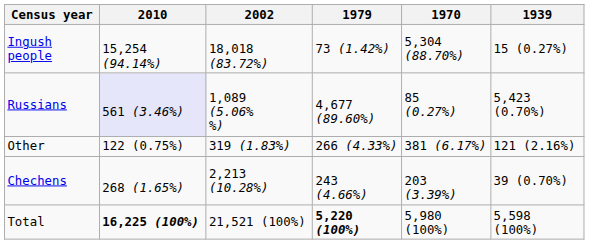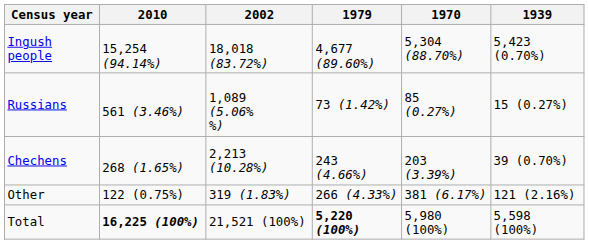(353, 49) 73 (1.42%) -> (345, 56) 4,677 (89.60%)
(531, 49) 15 (0.27%) -> (520, 49) 5,423 (0.70%)
(143, 112) lavender background -> (143, 112) no background
(345, 112) 4,677 (89.60%) -> (353, 105) 73 (1.42%)
(520, 105) 5,423 (0.70%) -> (531, 105) 15 (0.27%)
rows swapped: (37, 181) <-> (26, 146)
